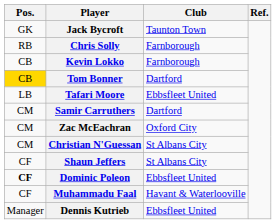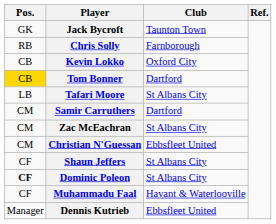(173, 62) Farnborough -> (171, 62) Oxford City
(181, 95) Ebbsfleet United -> (176, 95) St Albans City
(171, 128) Oxford City -> (176, 128) St Albans City
(176, 144) St Albans City -> (181, 144) Ebbsfleet United
(181, 177) Ebbsfleet United -> (176, 177) St Albans City
